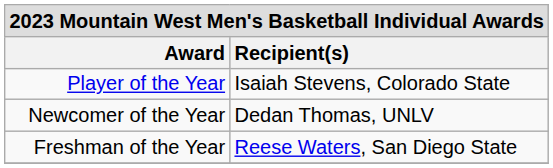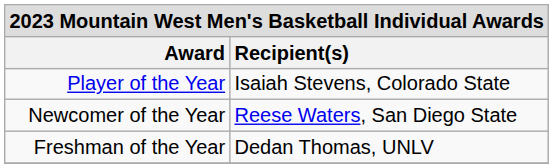(334, 116) Dedan Thomas, UNLV -> (376, 116) Reese Waters, San Diego State
(376, 147) Reese Waters, San Diego State -> (334, 147) Dedan Thomas, UNLV
